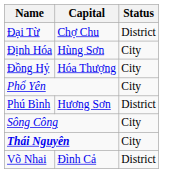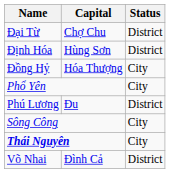(131, 50) City -> (145, 50) District
- row: (29, 104)
+ row: (33, 104)
